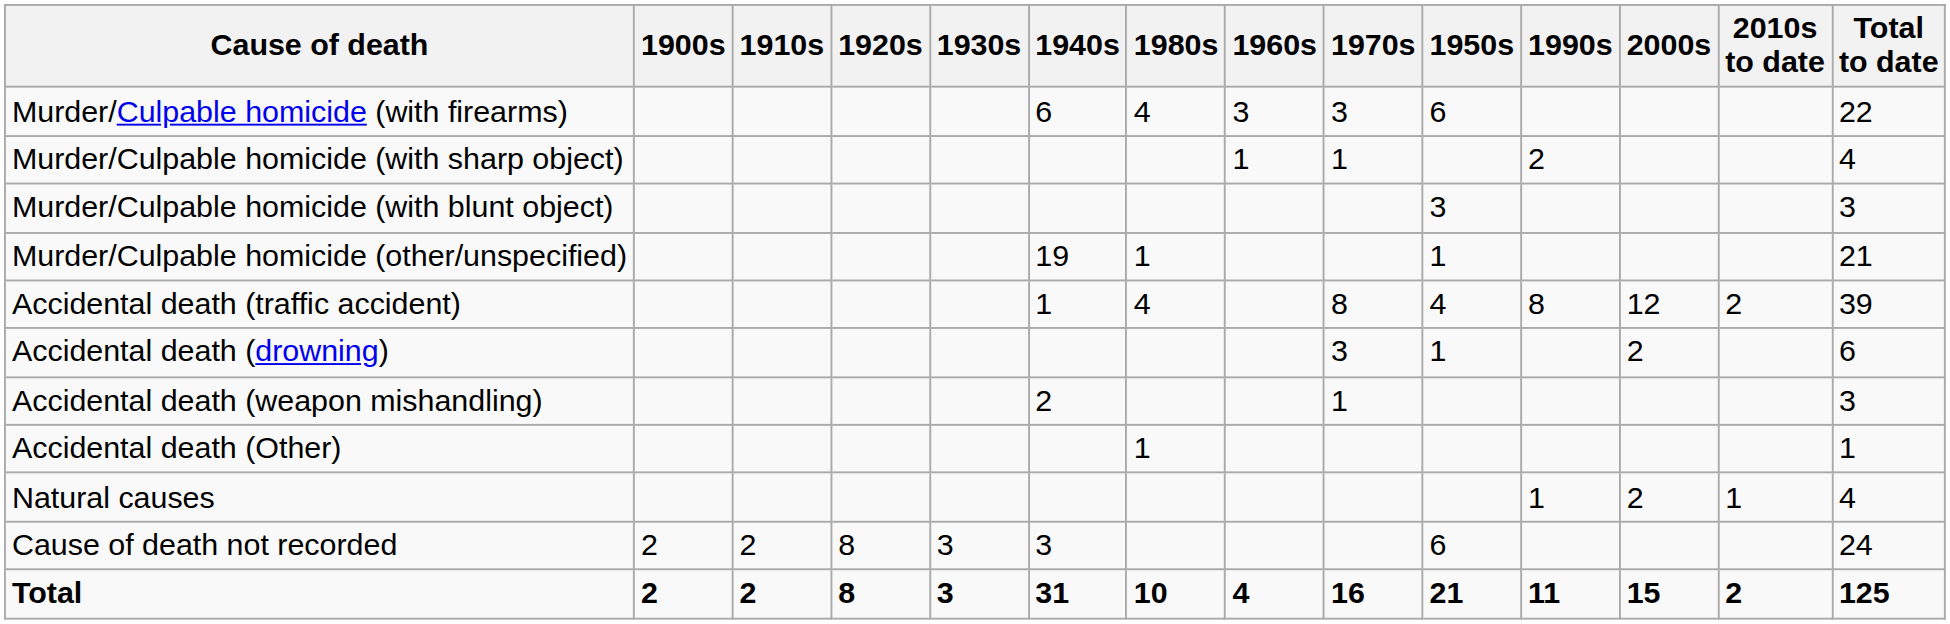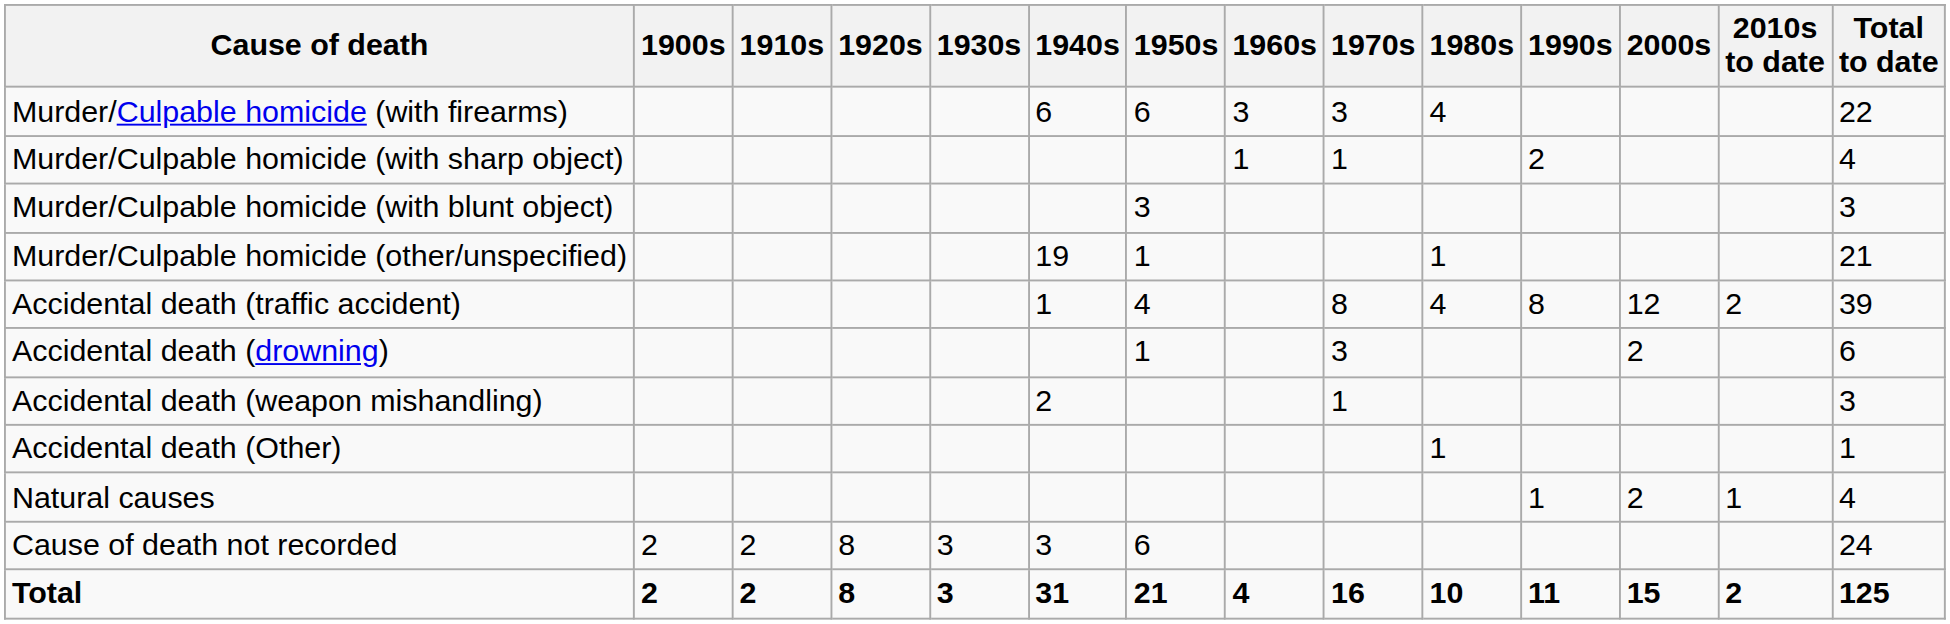columns swapped: (1472, 45) <-> (1176, 45)
